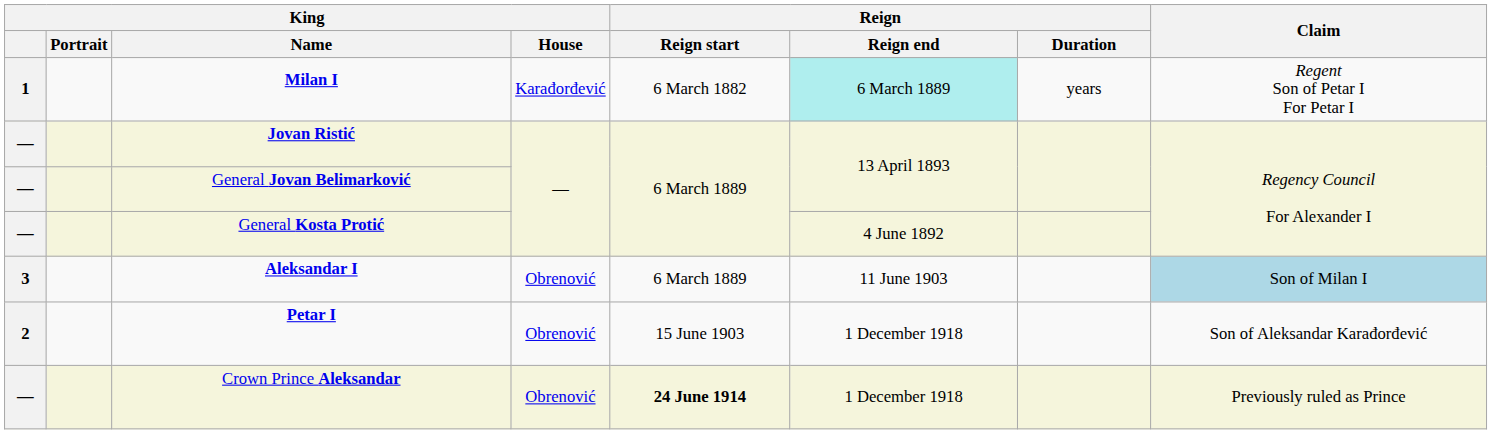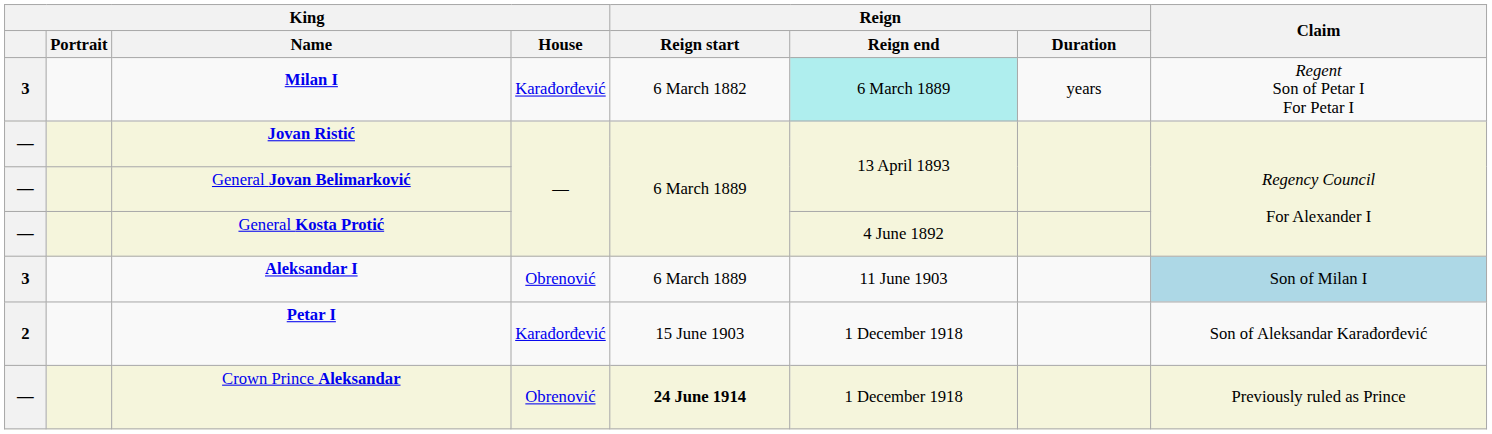(25, 89) 1 -> (25, 89) 3
(560, 333) Obrenović -> (560, 333) Karađorđević
